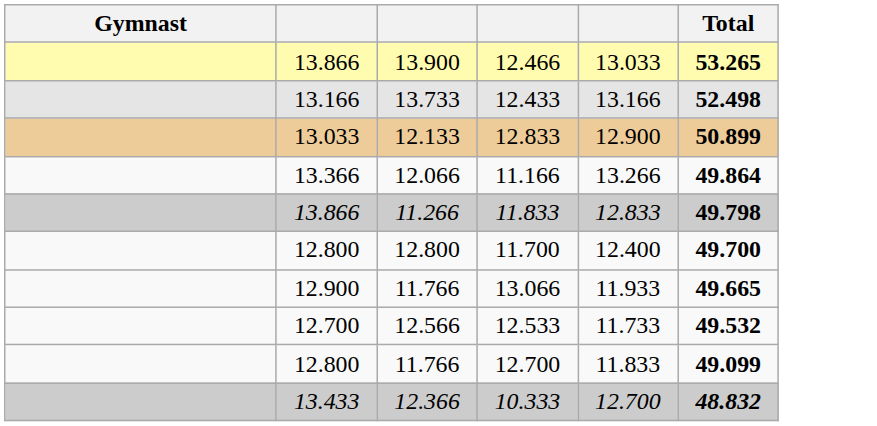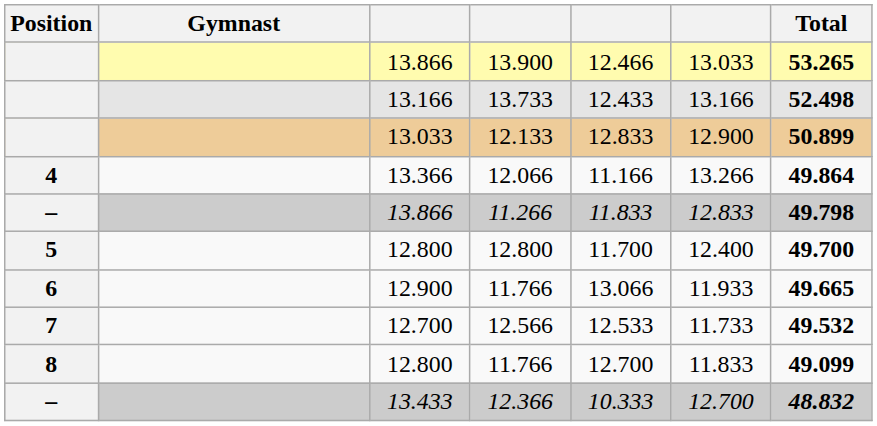+ column: (51, 23)
